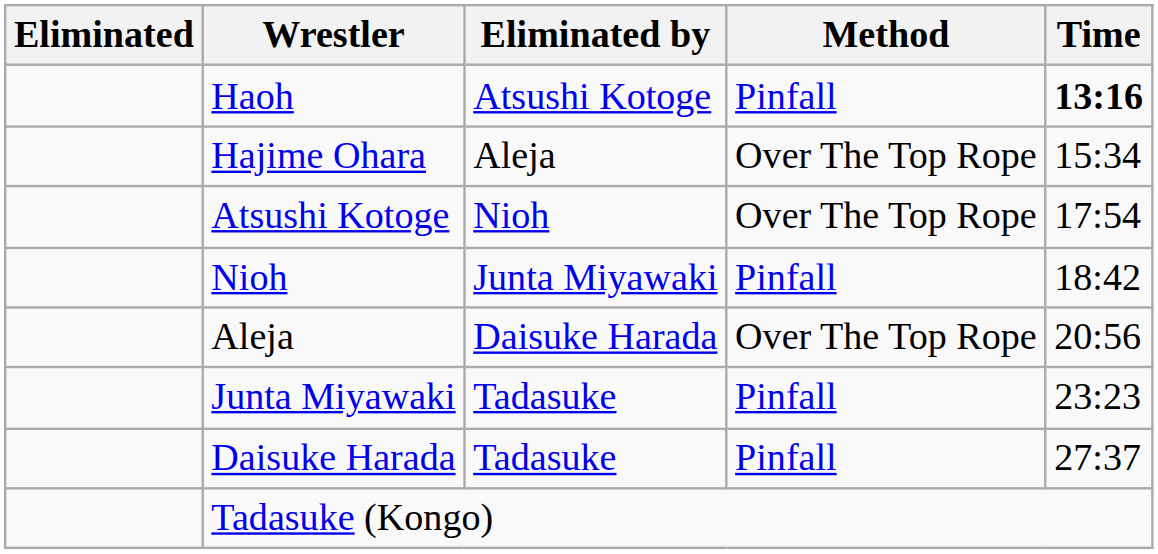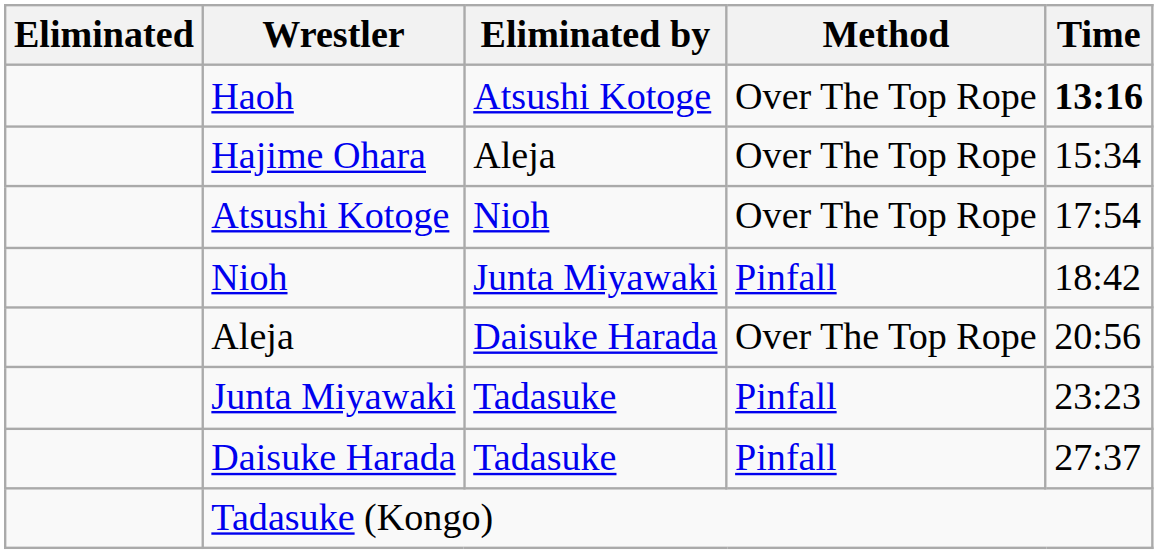(786, 95) Pinfall -> (886, 95) Over The Top Rope
